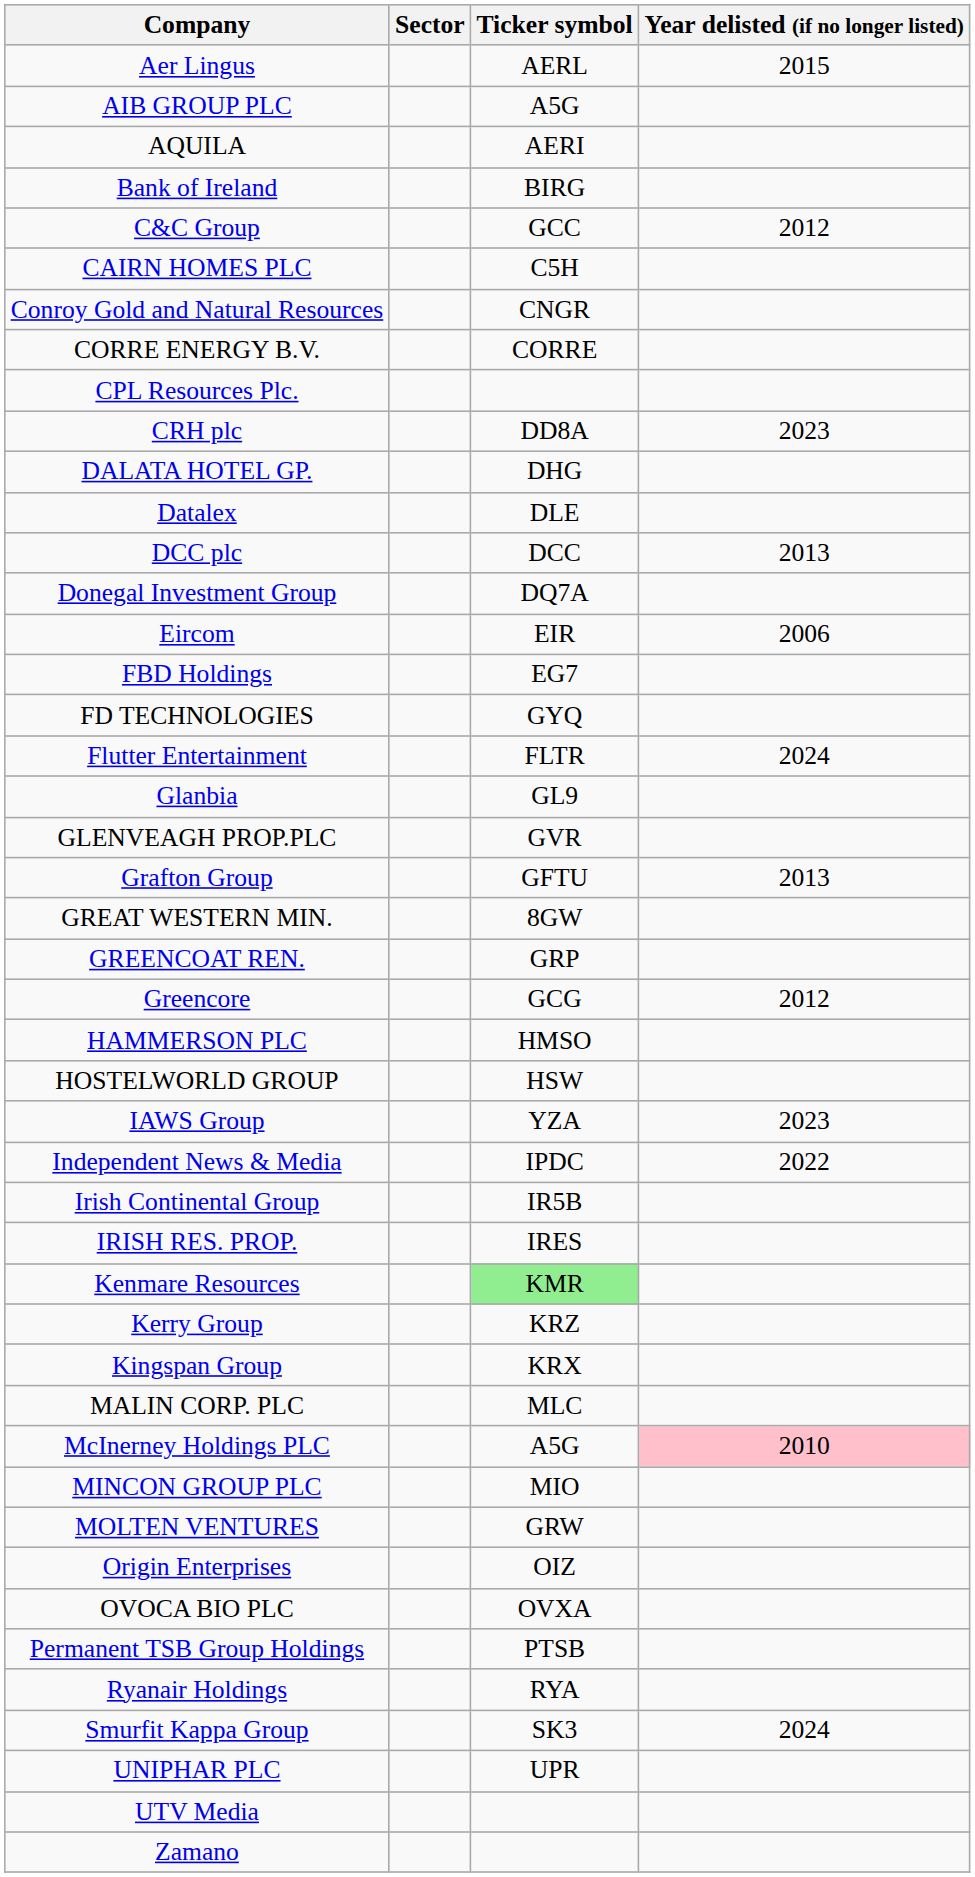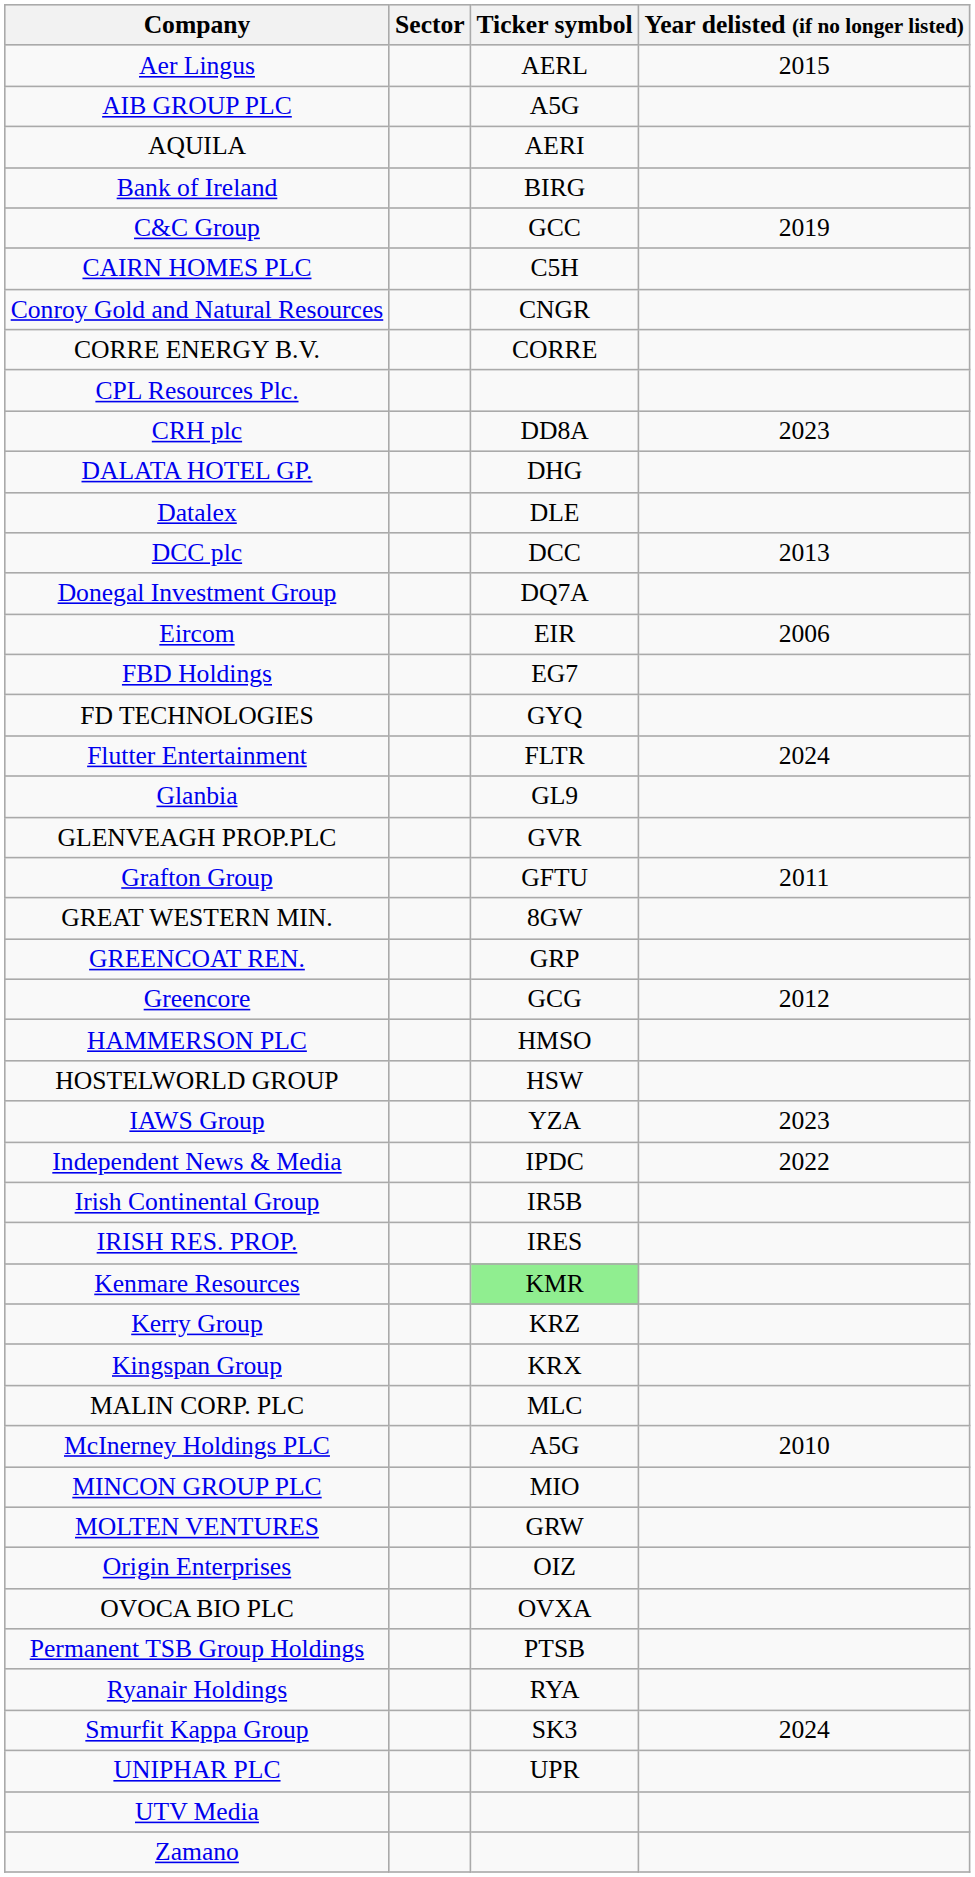(804, 227) 2012 -> (804, 227) 2019
(804, 877) 2013 -> (804, 877) 2011
(804, 1445) pink background -> (804, 1445) no background
